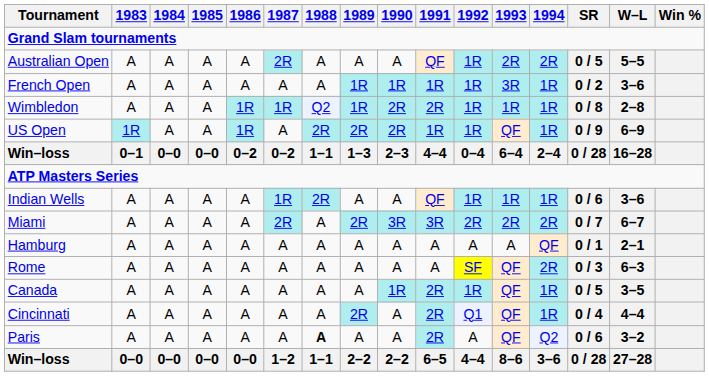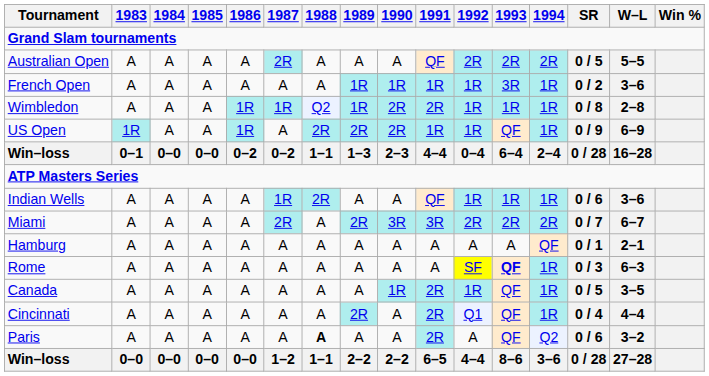(473, 61) 1R -> (473, 61) 2R
(511, 267) normal -> (511, 267) bold
(549, 267) 2R -> (549, 267) 1R
